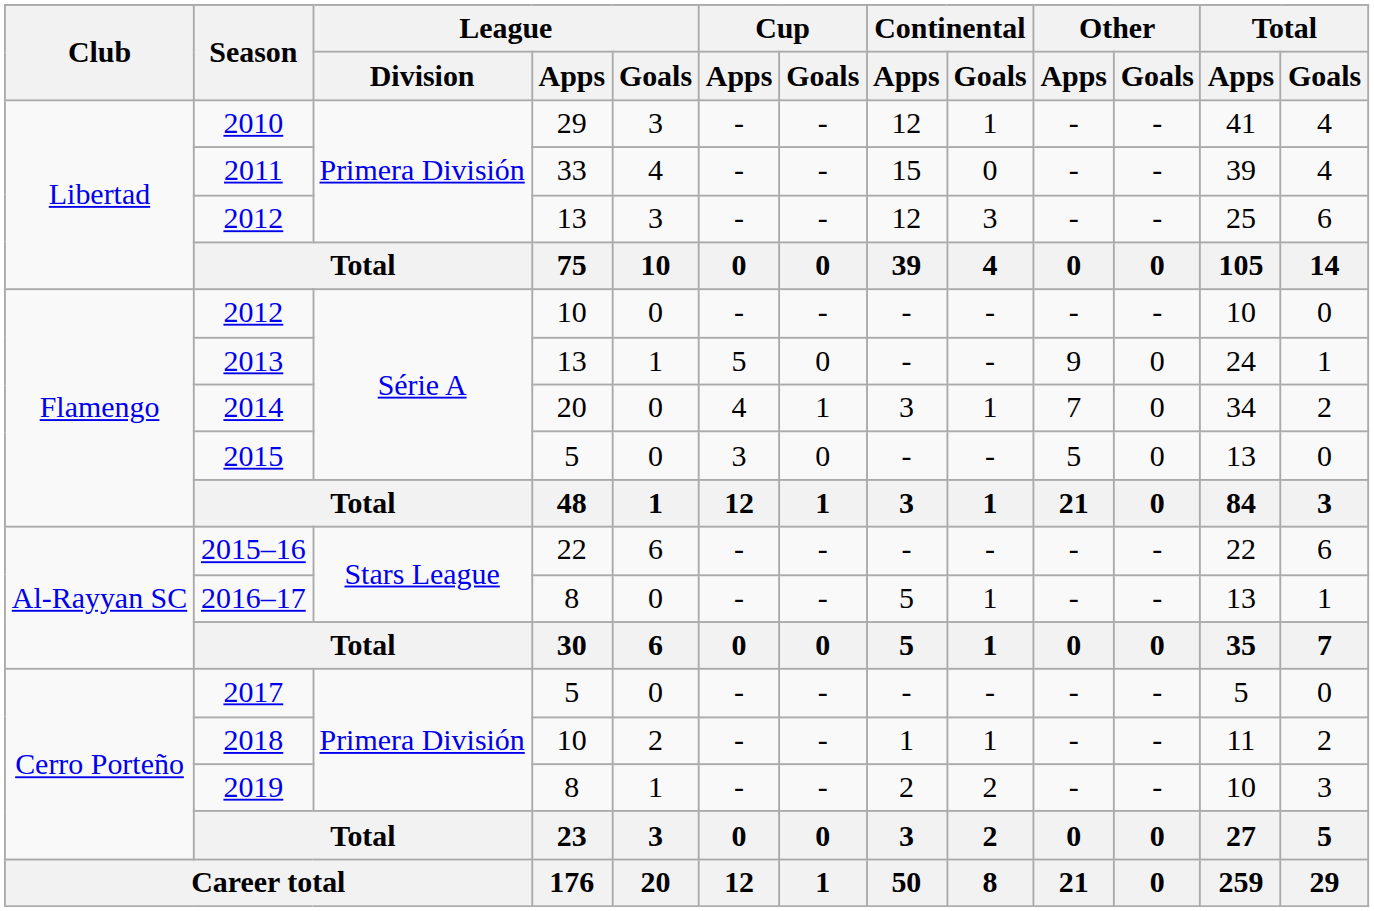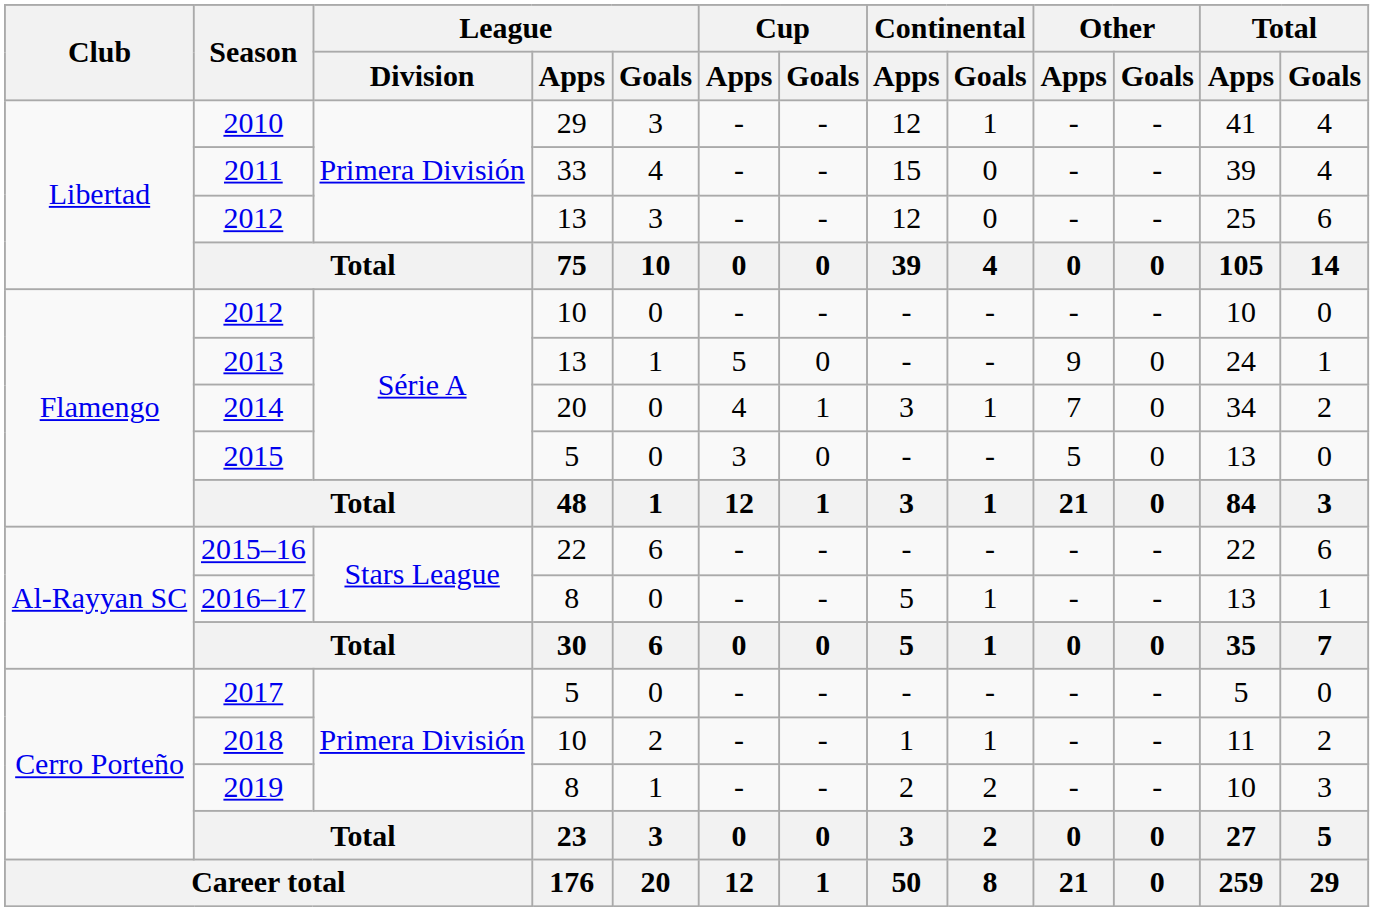(990, 218) 3 -> (990, 218) 0
